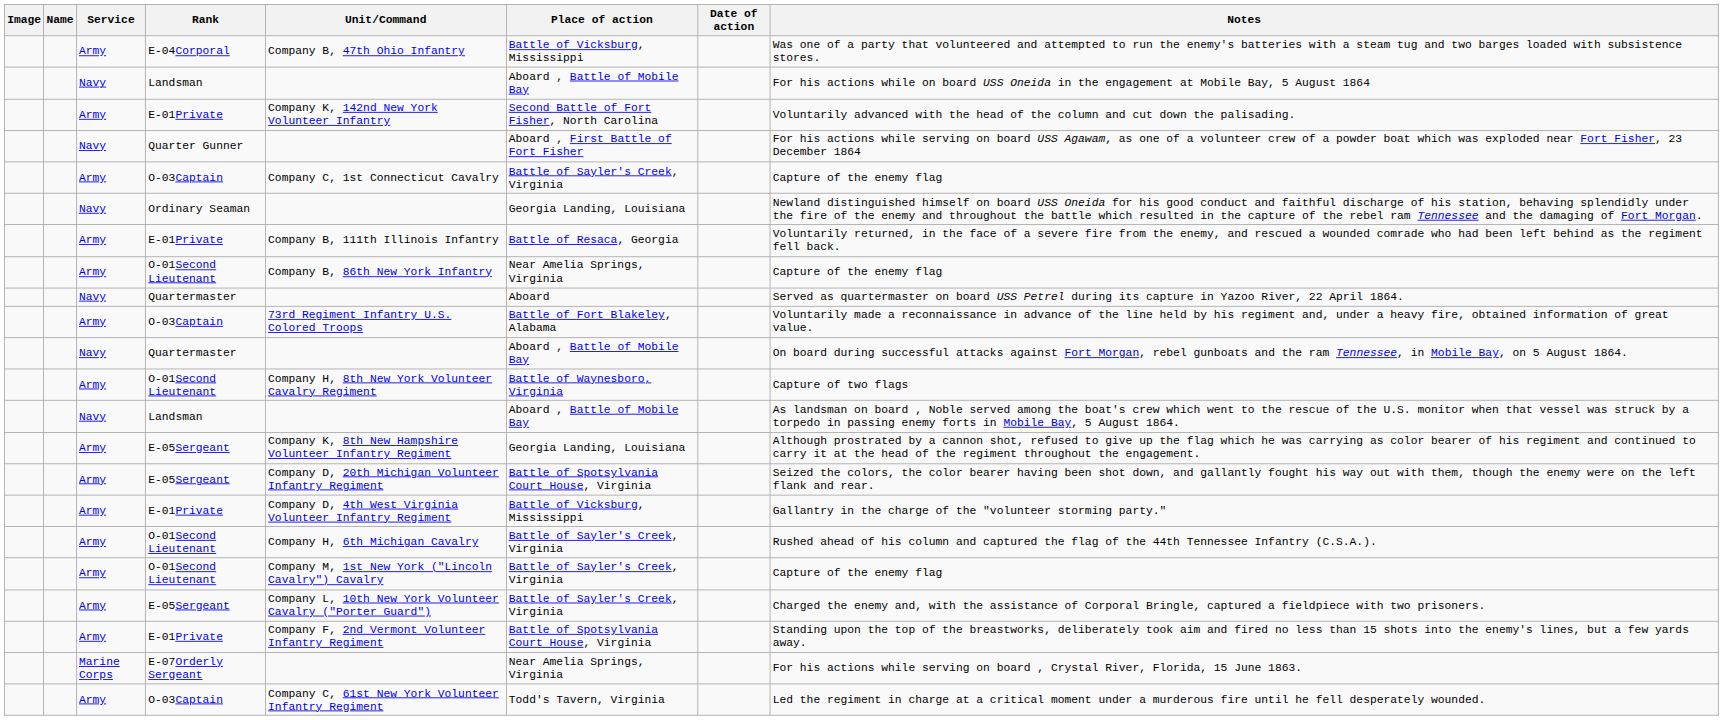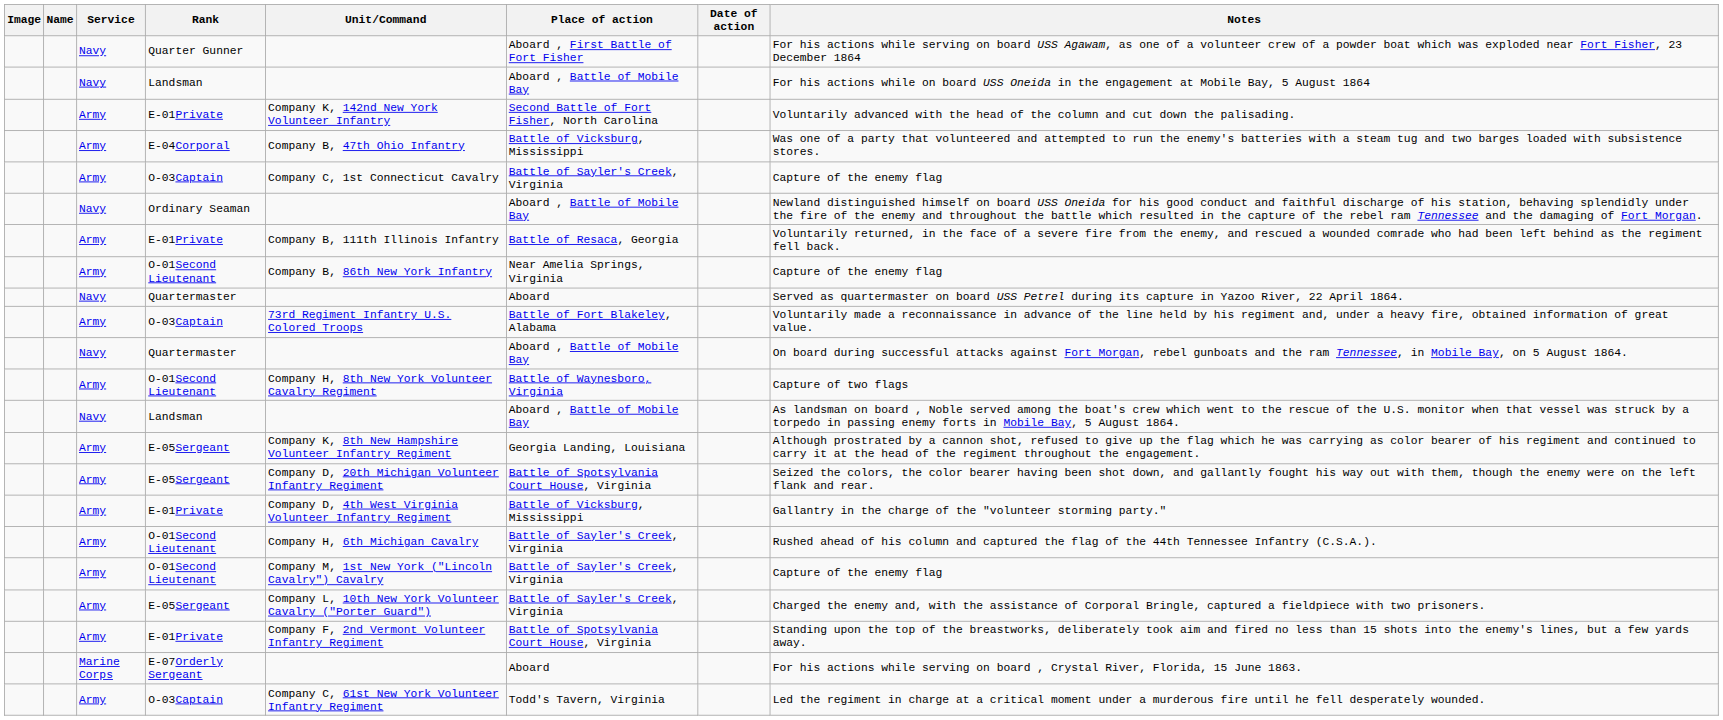rows swapped: (93, 52) <-> (93, 146)
(597, 209) Georgia Landing, Louisiana -> (594, 209) Aboard , Battle of Mobile Bay
(577, 668) Near Amelia Springs, Virginia -> (529, 668) Aboard
